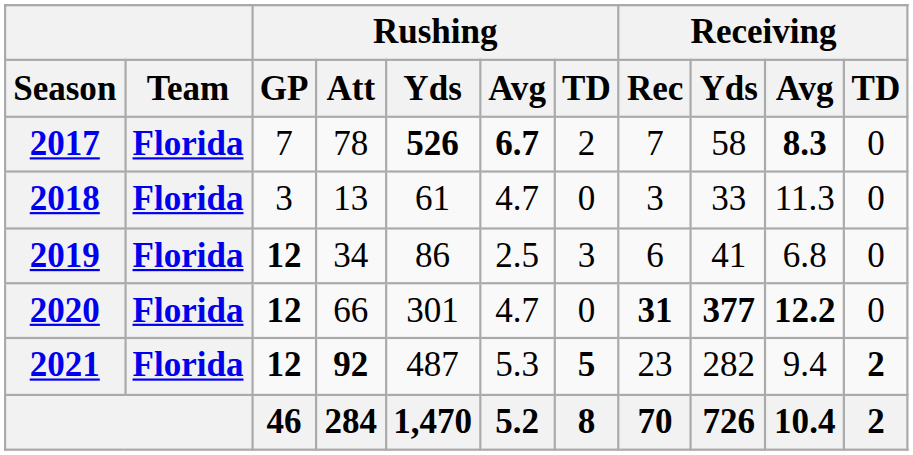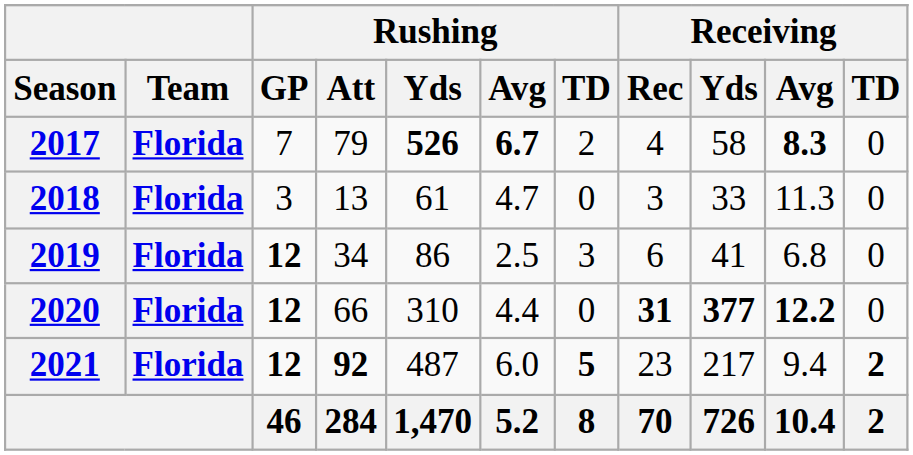(351, 143) 78 -> (351, 143) 79
(655, 143) 7 -> (655, 143) 4
(433, 310) 301 -> (433, 310) 310
(517, 310) 4.7 -> (517, 310) 4.4
(517, 365) 5.3 -> (517, 365) 6.0
(729, 365) 282 -> (729, 365) 217
